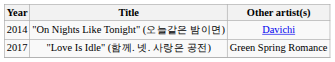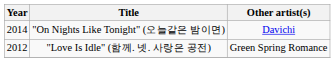(17, 48) 2017 -> (17, 48) 2012
